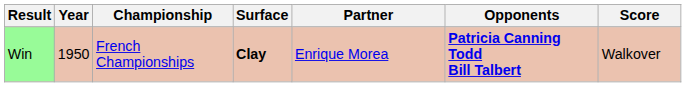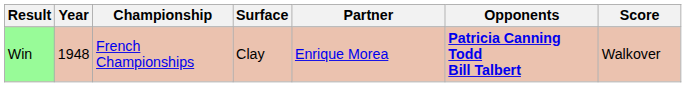(74, 54) 1950 -> (74, 54) 1948
(251, 54) bold -> (250, 54) normal
